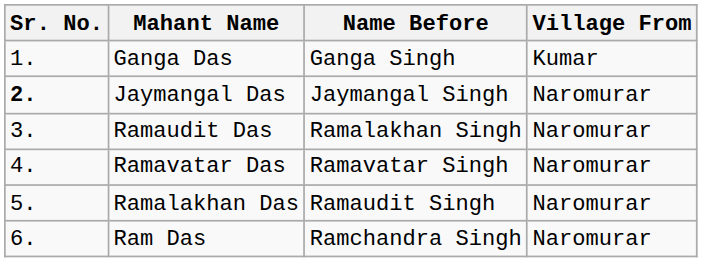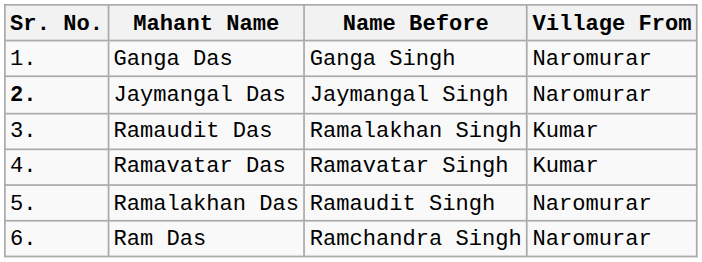(566, 59) Kumar -> (592, 59) Naromurar
(592, 131) Naromurar -> (566, 131) Kumar
(592, 167) Naromurar -> (566, 167) Kumar
